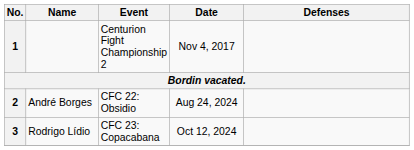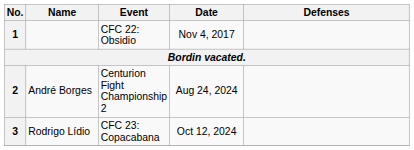(134, 46) Centurion Fight Championship 2 -> (120, 35) CFC 22: Obsidio
(120, 103) CFC 22: Obsidio -> (134, 91) Centurion Fight Championship 2
